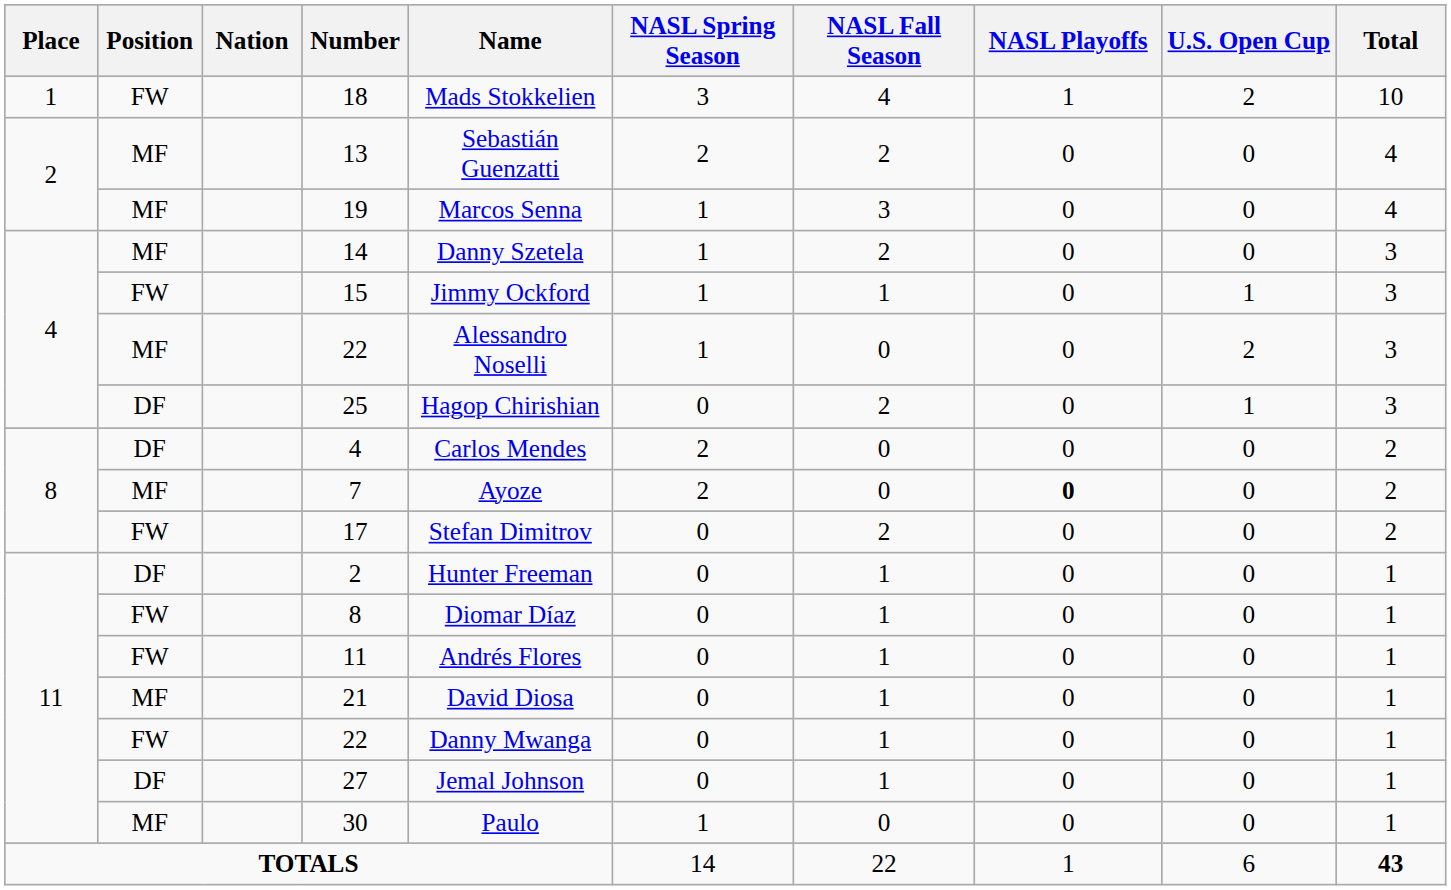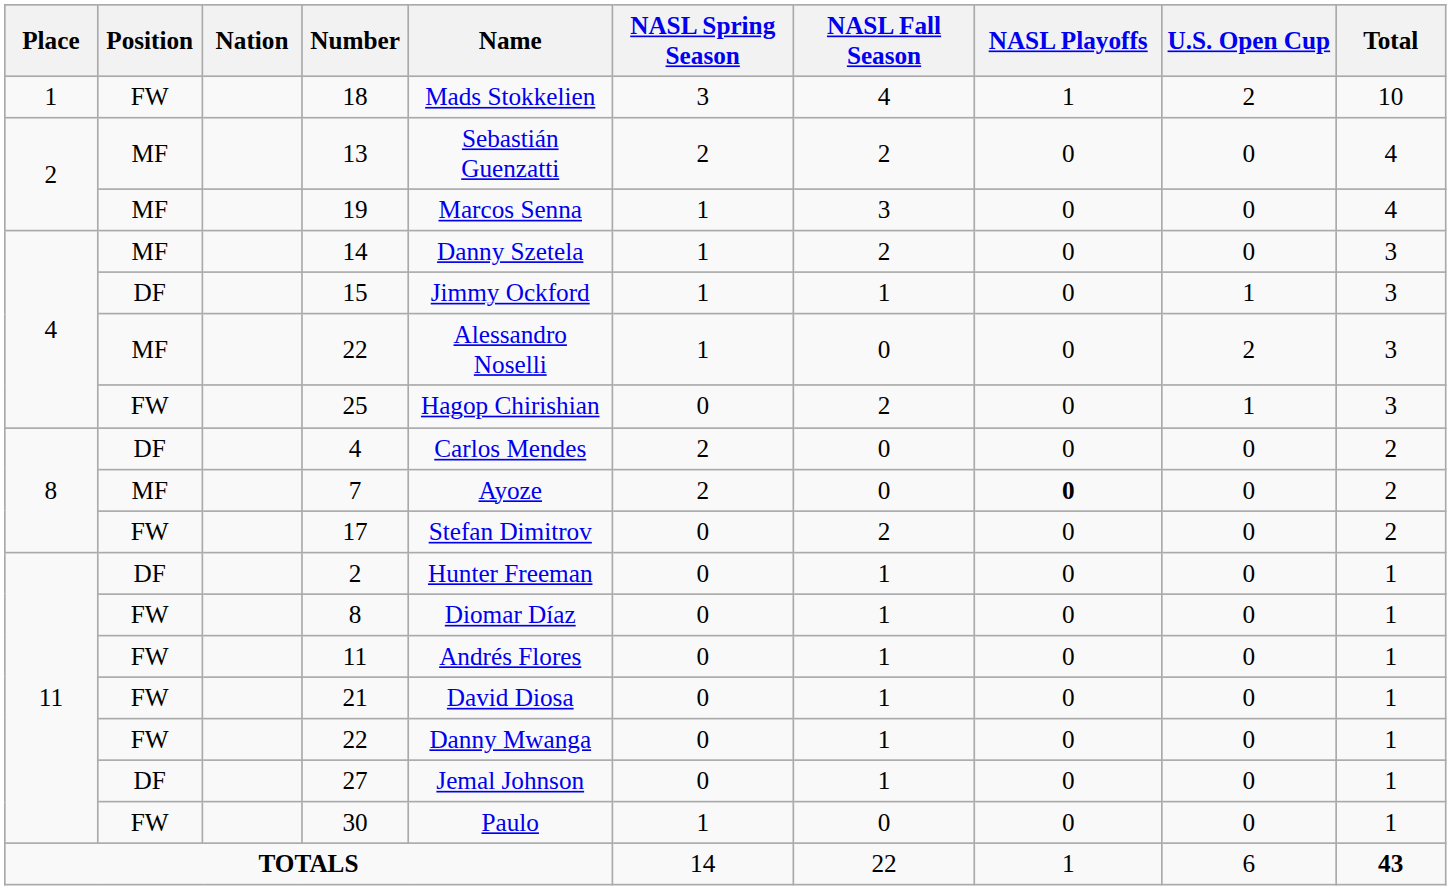(150, 293) FW -> (150, 293) DF
(150, 406) DF -> (150, 406) FW
(150, 697) MF -> (150, 697) FW
(150, 822) MF -> (150, 822) FW
